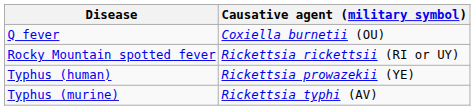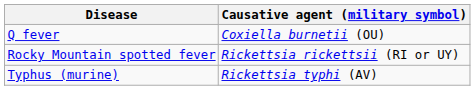- row: (59, 75)
